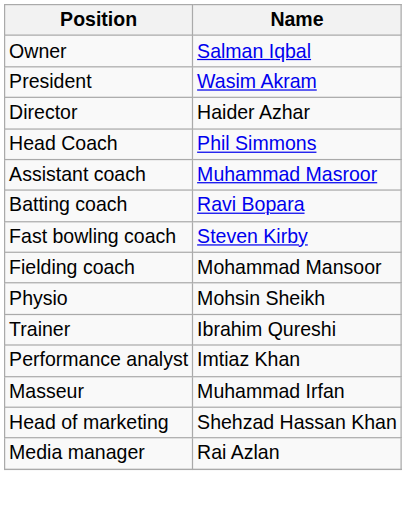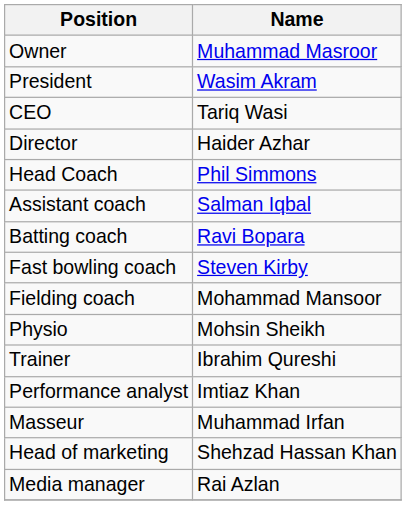(254, 50) Salman Iqbal -> (287, 50) Muhammad Masroor
+ row: (30, 112)
(287, 174) Muhammad Masroor -> (254, 205) Salman Iqbal
